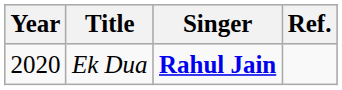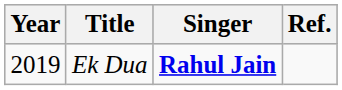(35, 63) 2020 -> (35, 63) 2019
